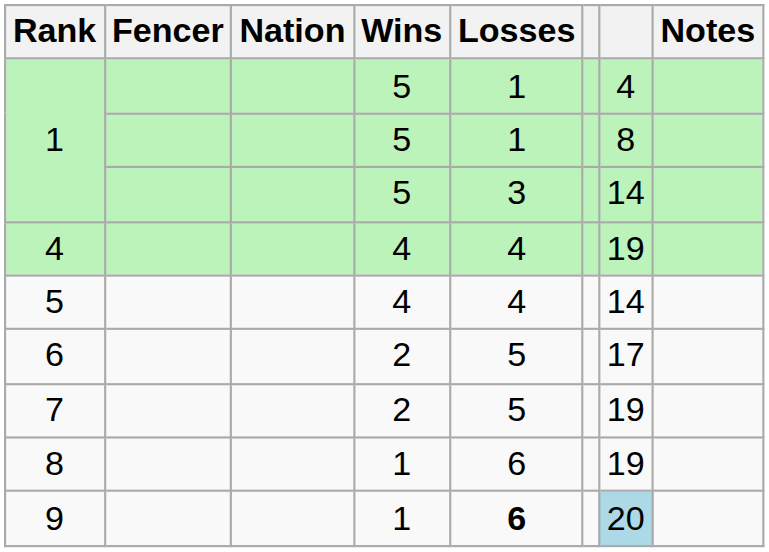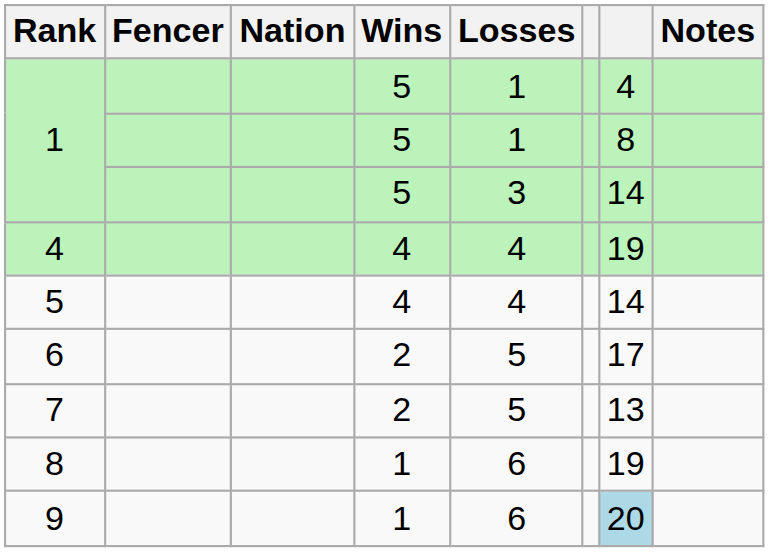(626, 409) 19 -> (626, 409) 13
(517, 517) bold -> (517, 517) normal
